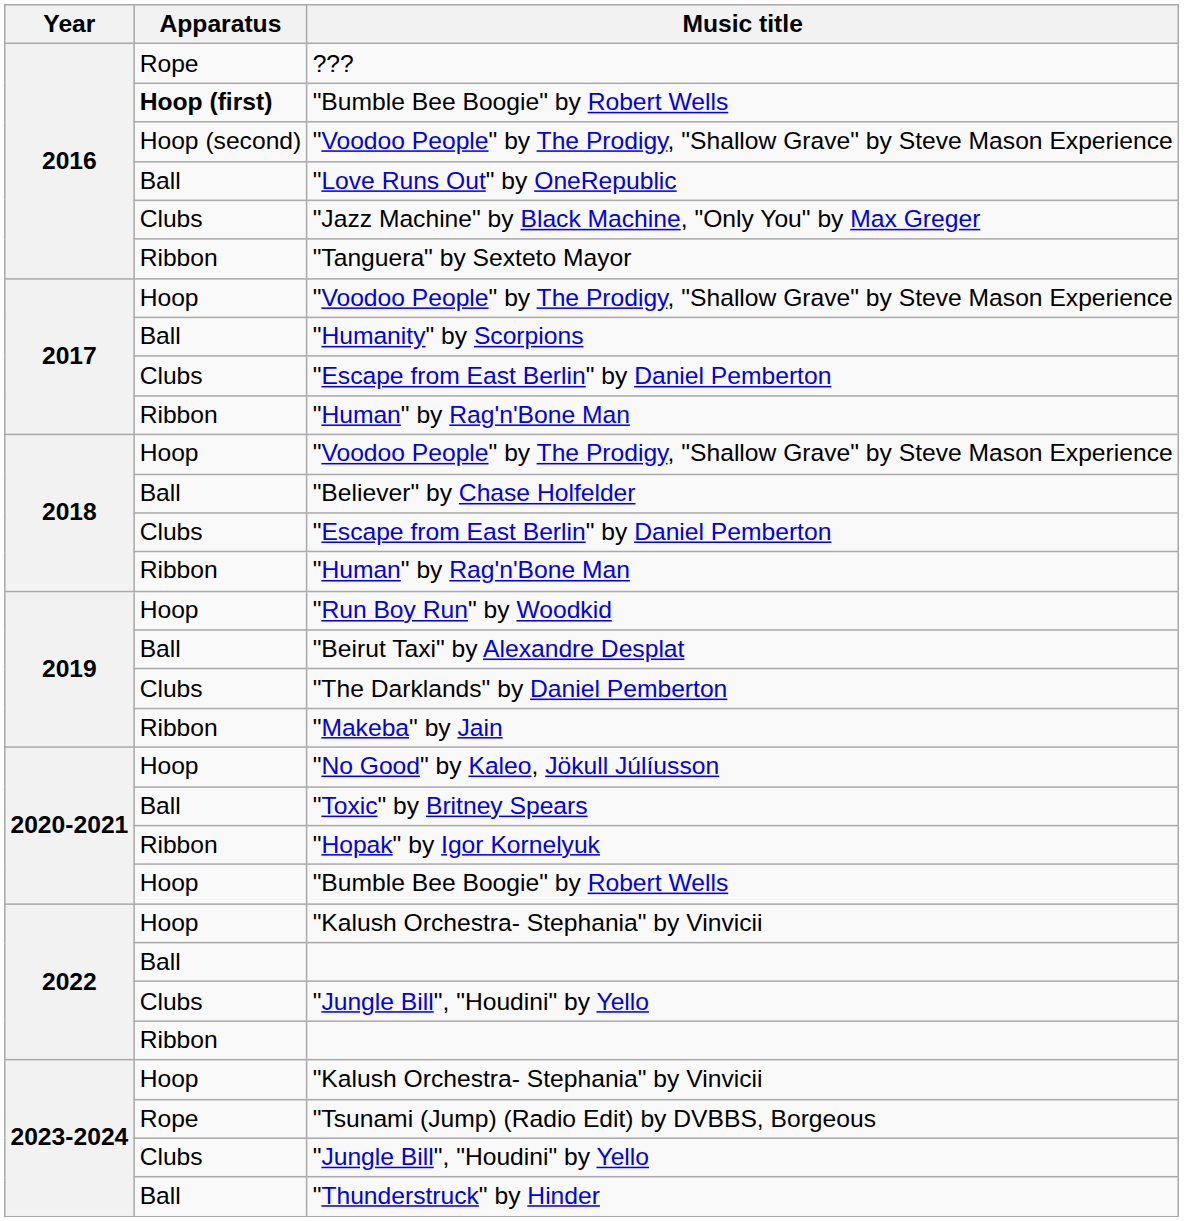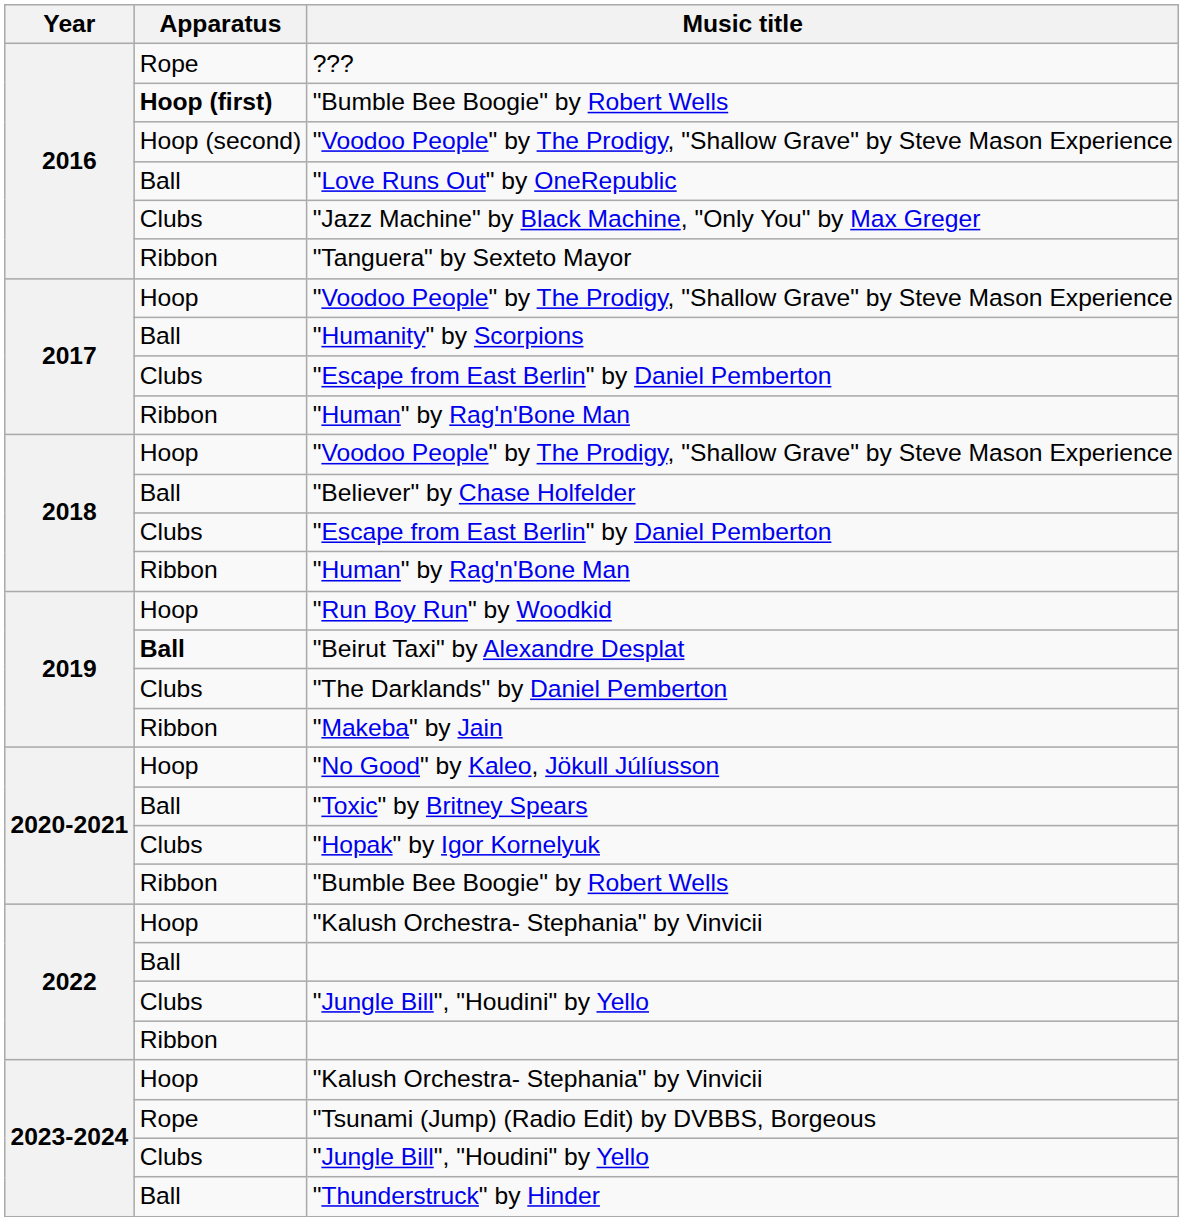(160, 649) normal -> (162, 649) bold
(179, 844) Ribbon -> (171, 844) Clubs
(169, 883) Hoop -> (179, 883) Ribbon
